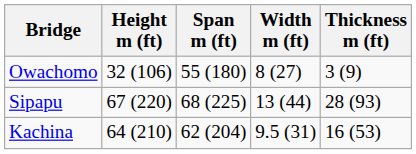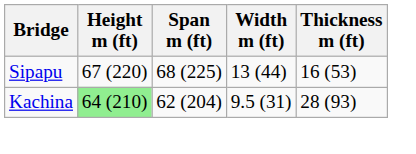- row: (53, 71)
(353, 102) 28 (93) -> (328, 71) 16 (53)
(139, 132) no background -> (115, 102) lightgreen background
(353, 132) 16 (53) -> (328, 102) 28 (93)
